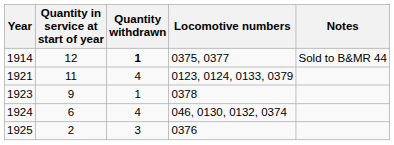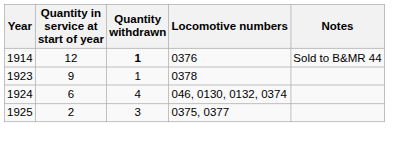(200, 57) 0375, 0377 -> (184, 57) 0376
- row: (20, 76)
(184, 130) 0376 -> (200, 112) 0375, 0377
